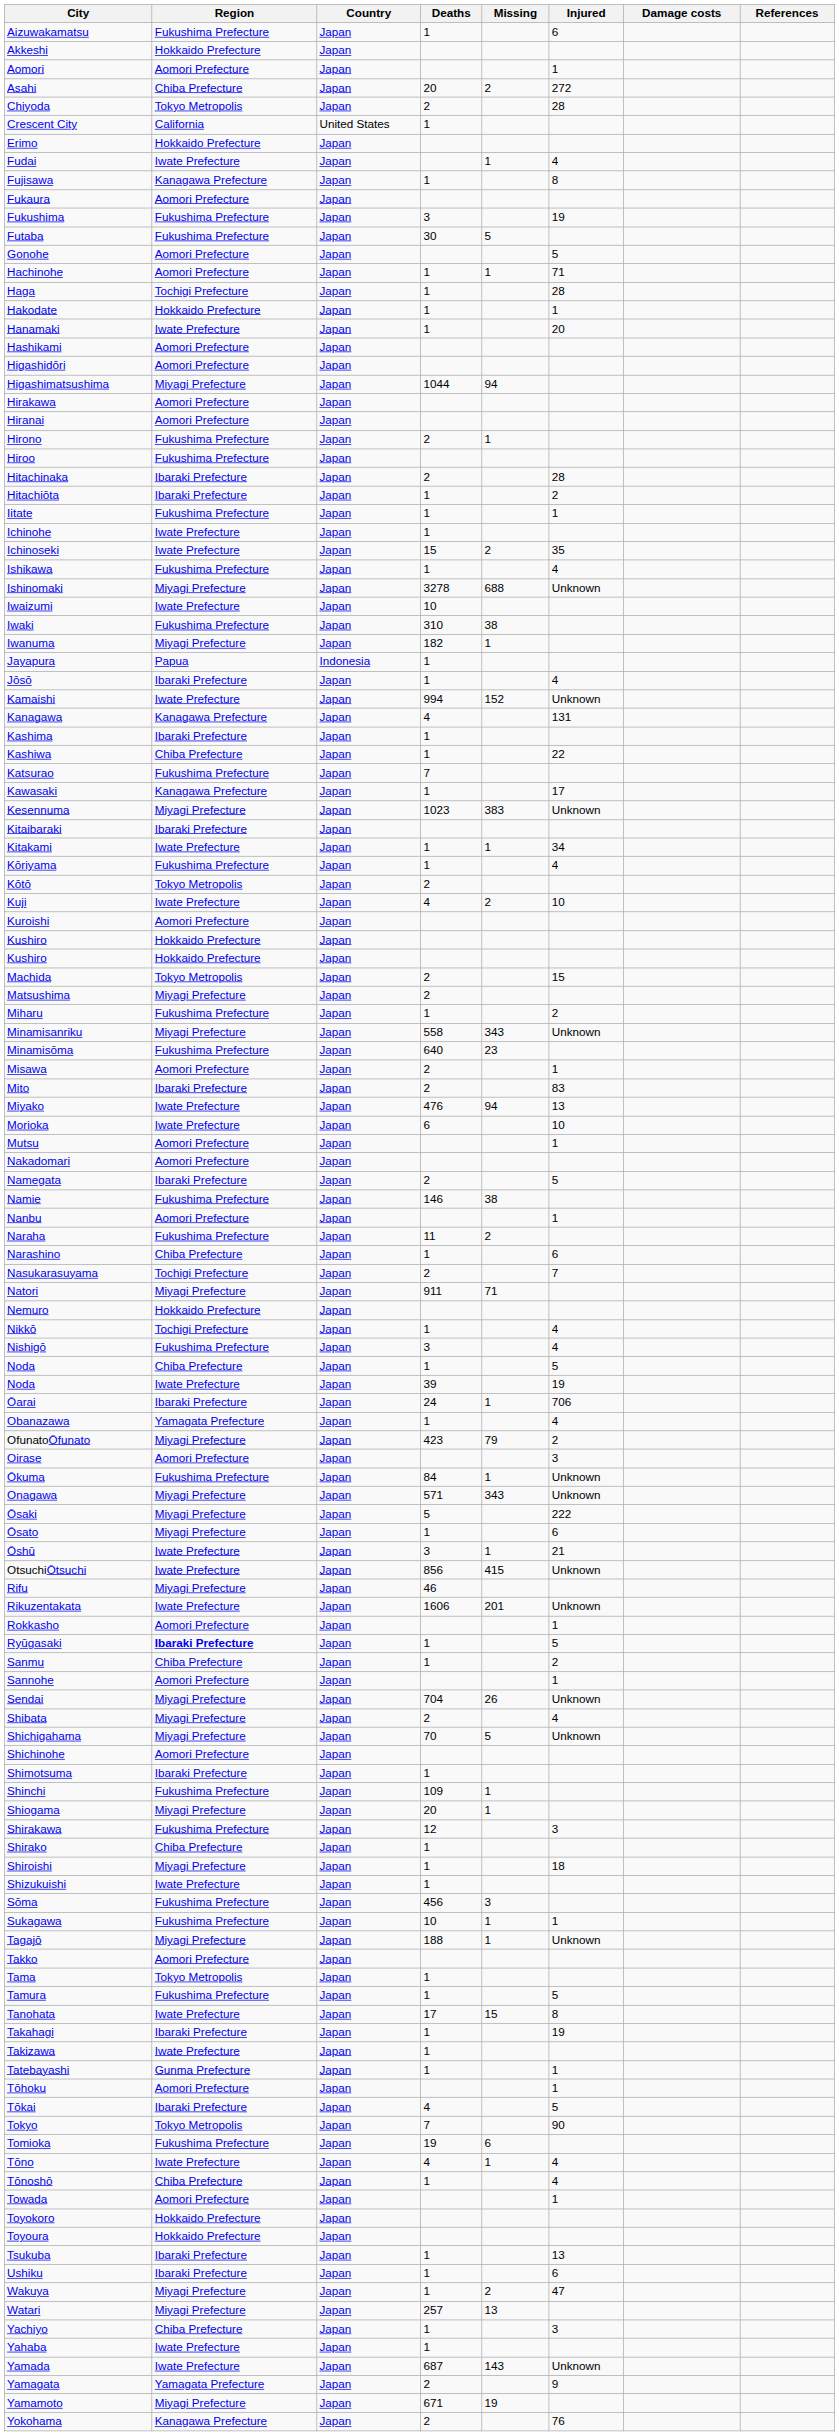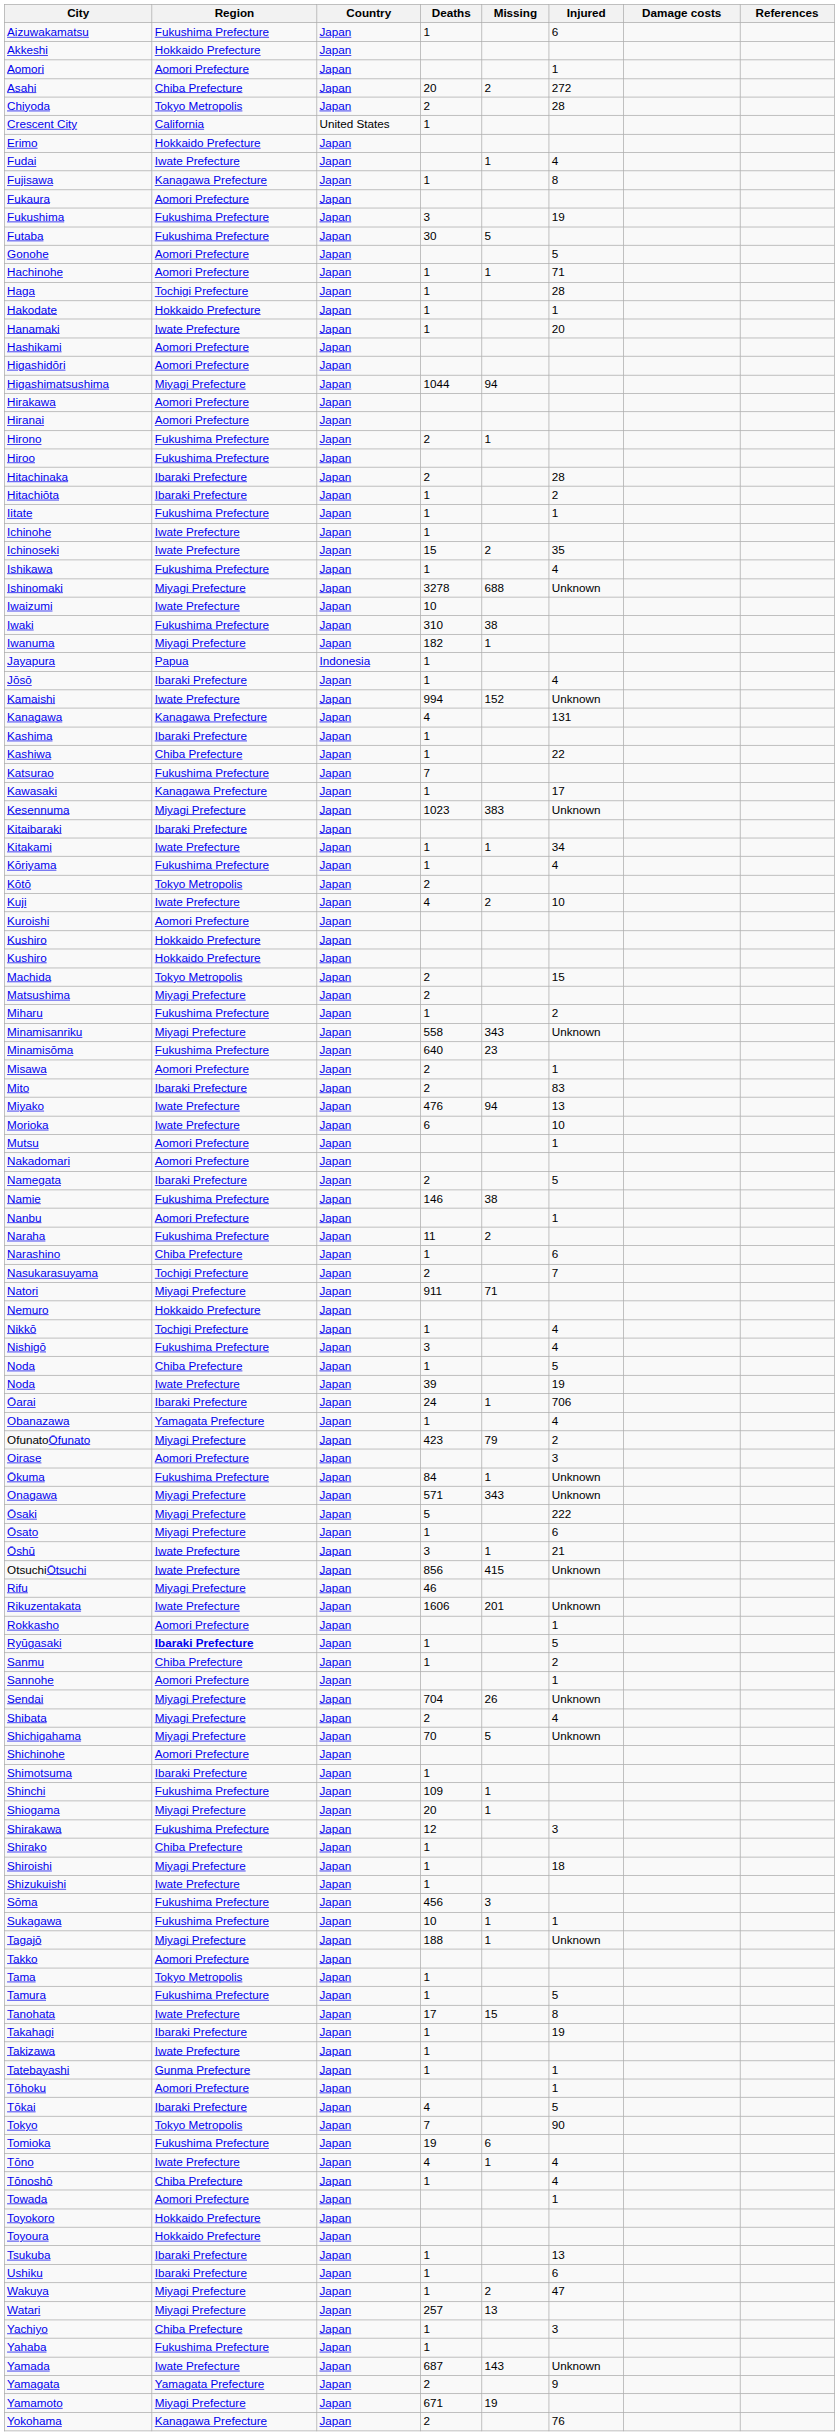(197, 2347) Iwate Prefecture -> (212, 2347) Fukushima Prefecture
